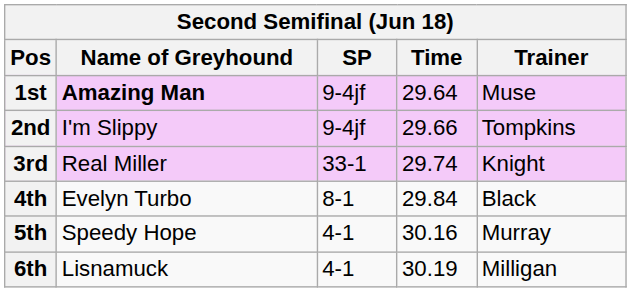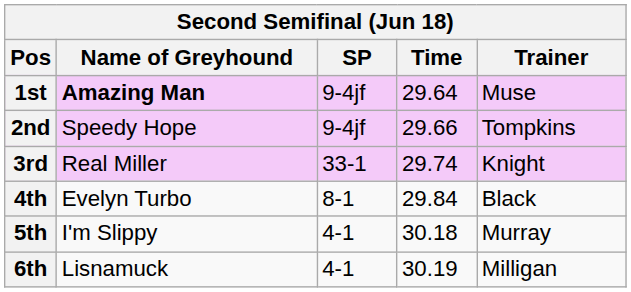(110, 127) I'm Slippy -> (129, 127) Speedy Hope
(129, 233) Speedy Hope -> (110, 233) I'm Slippy
(430, 233) 30.16 -> (430, 233) 30.18
